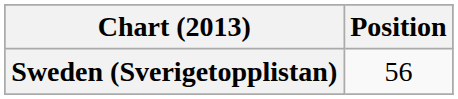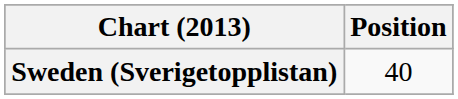(398, 71) 56 -> (398, 71) 40
